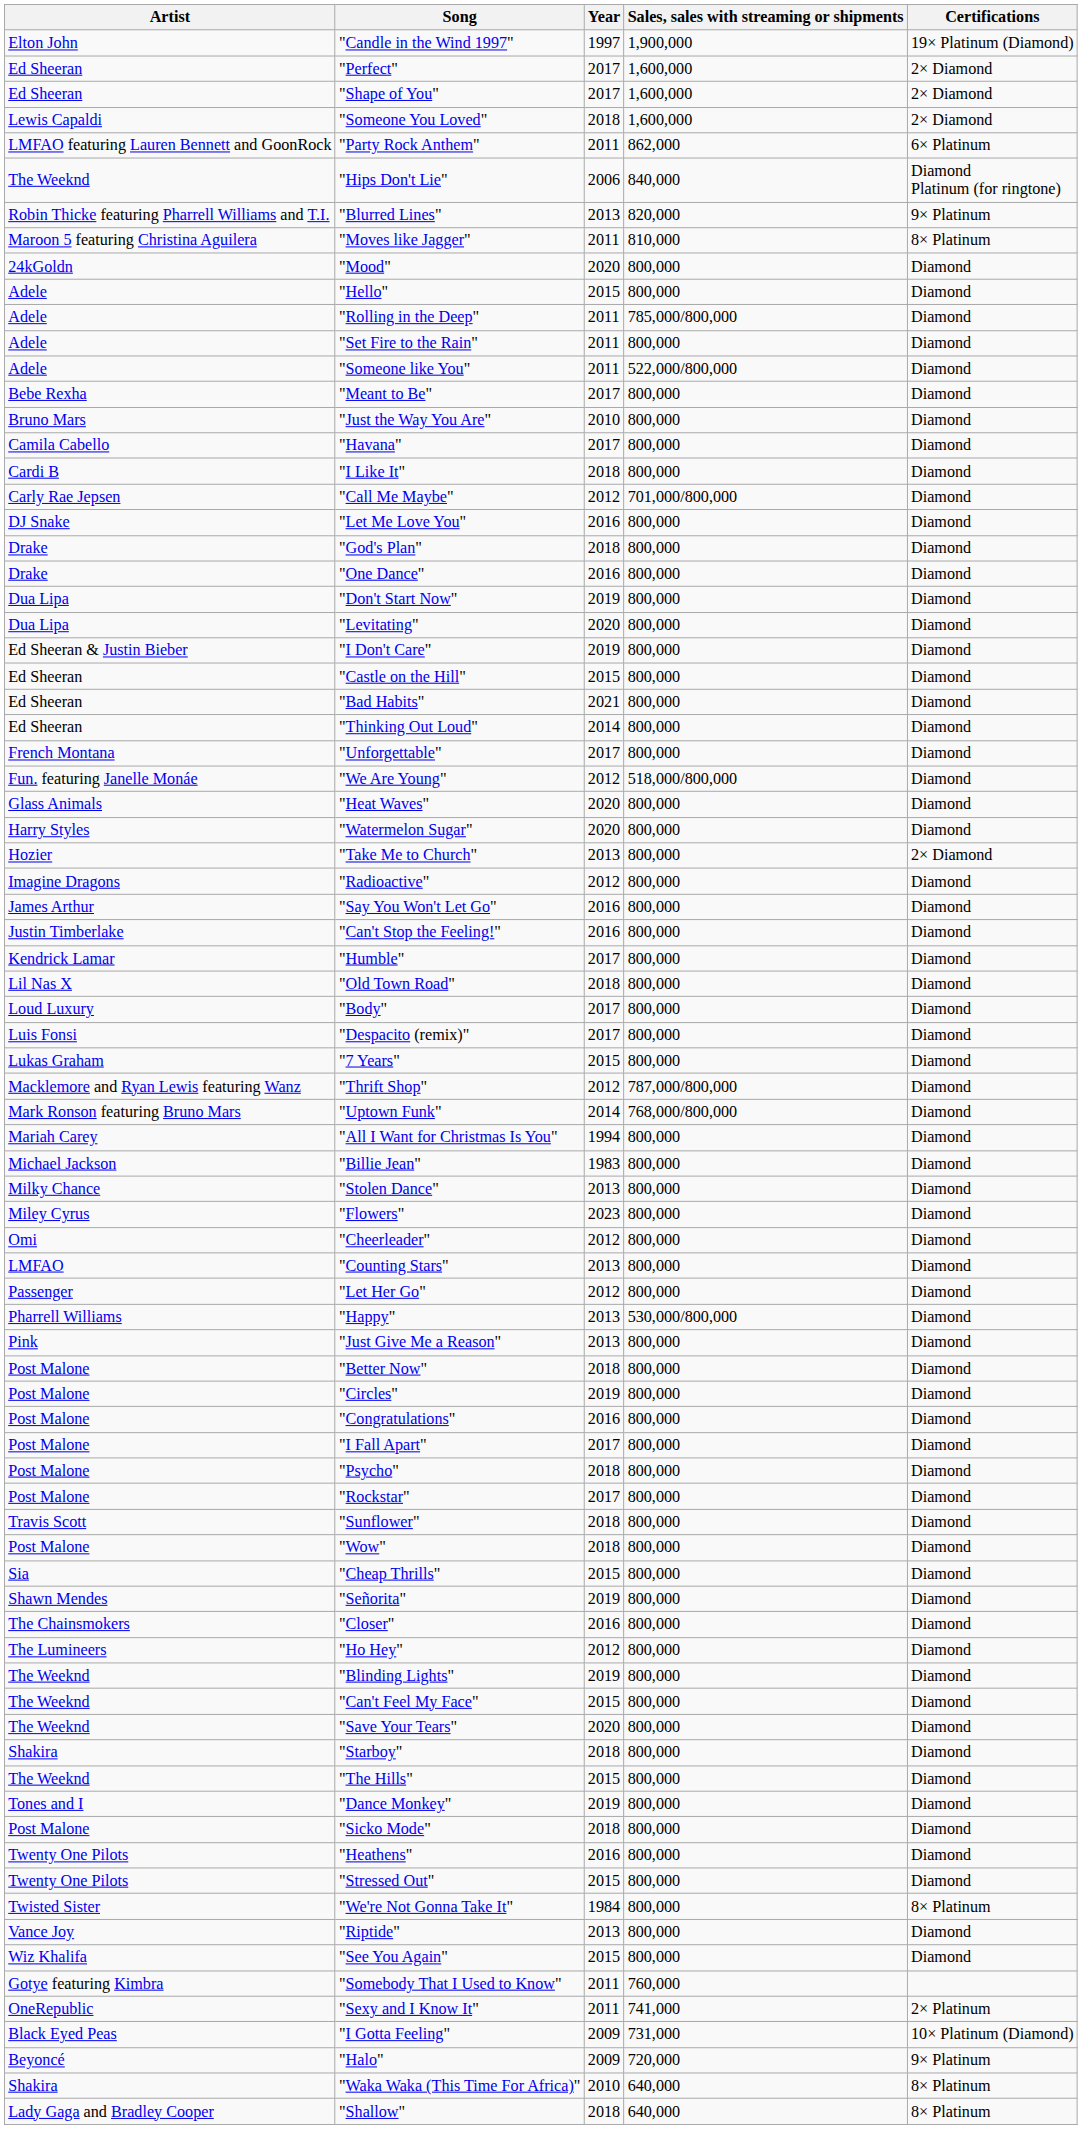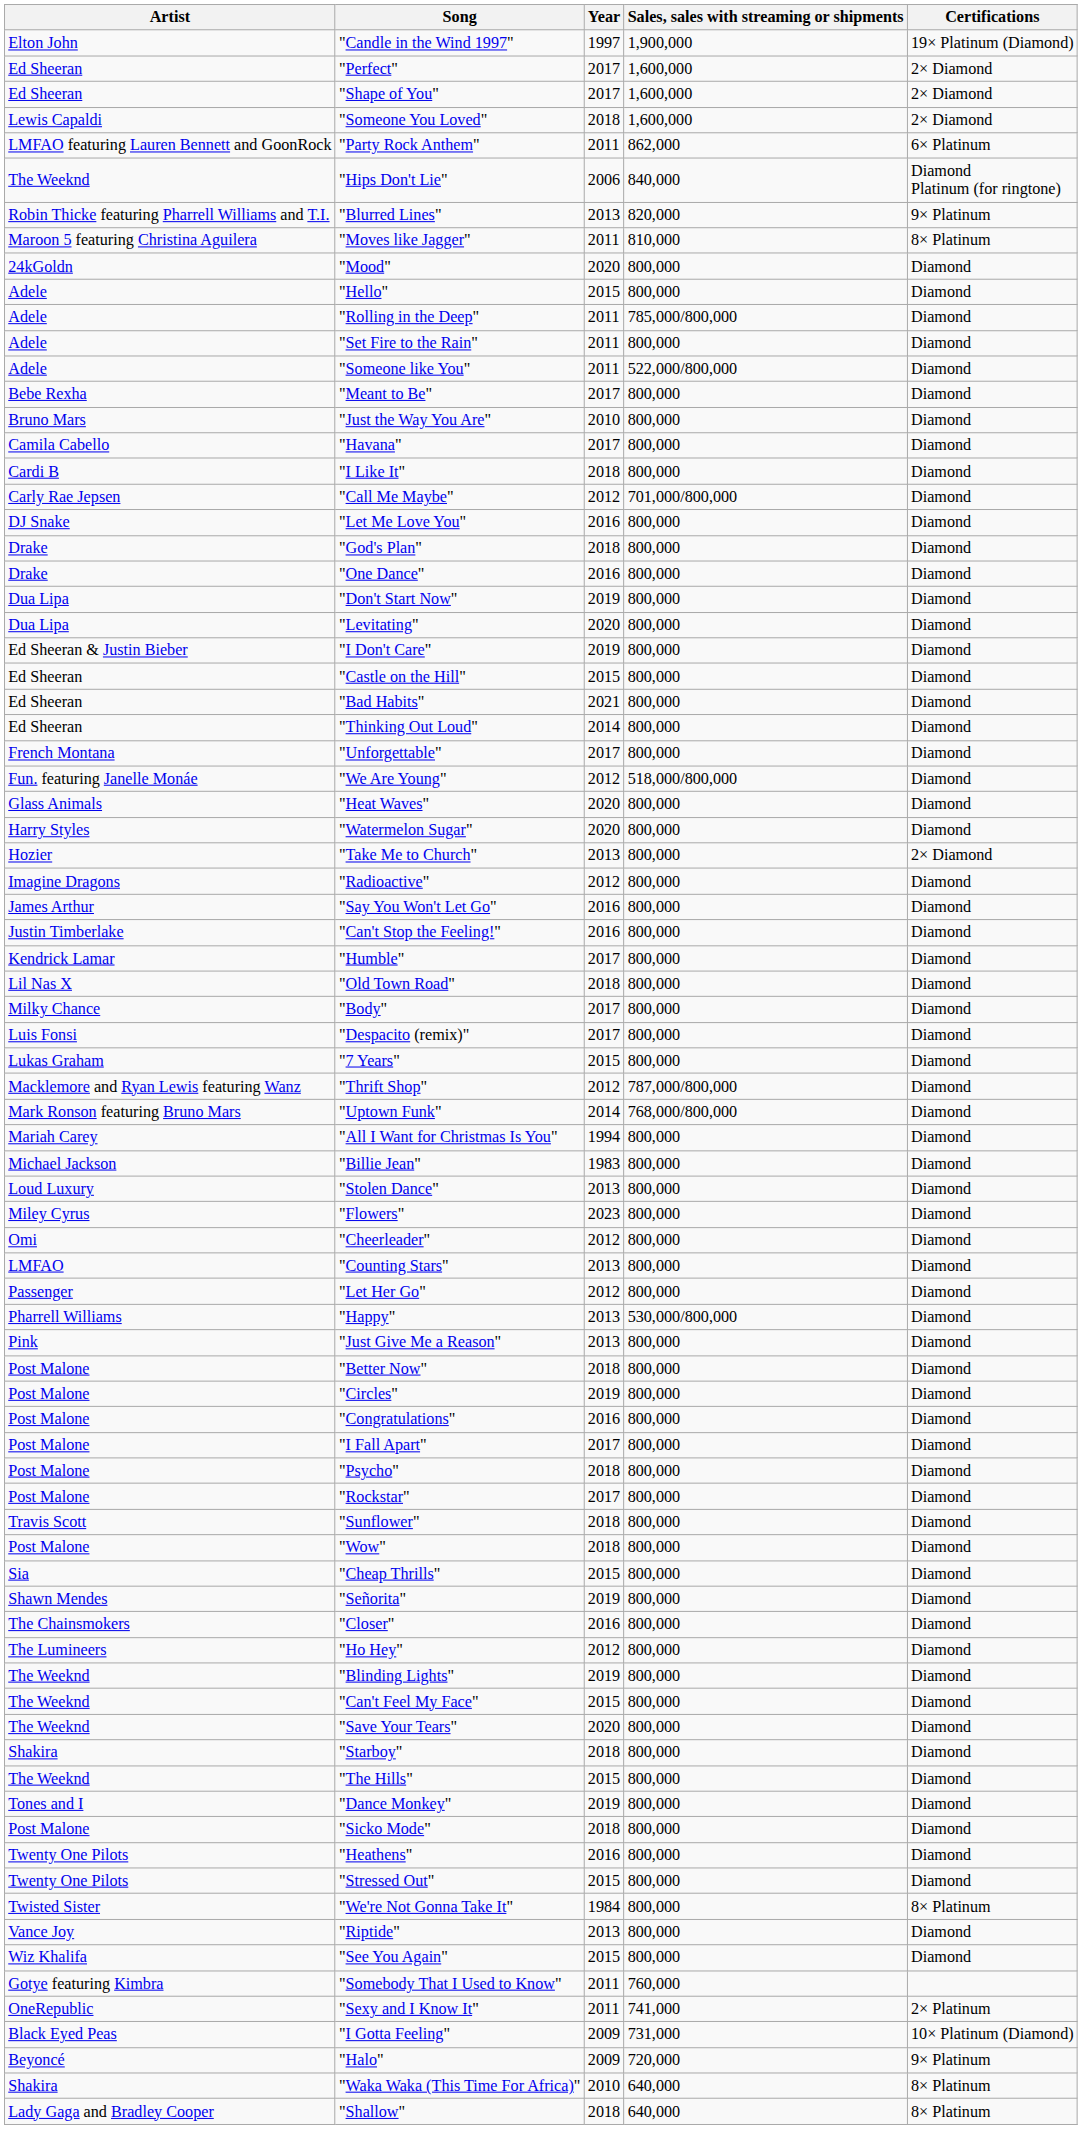(51, 1009) Loud Luxury -> (54, 1009) Milky Chance
(54, 1188) Milky Chance -> (51, 1188) Loud Luxury
